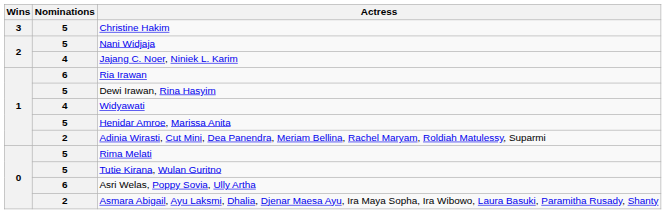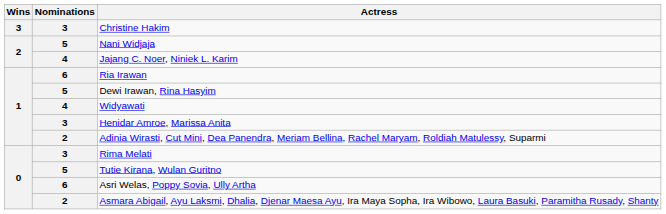(65, 28) 5 -> (65, 28) 3
(65, 122) 5 -> (65, 122) 3
(65, 153) 5 -> (65, 153) 3
